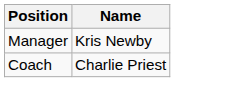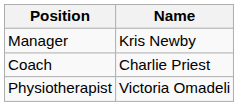+ row: (60, 88)
